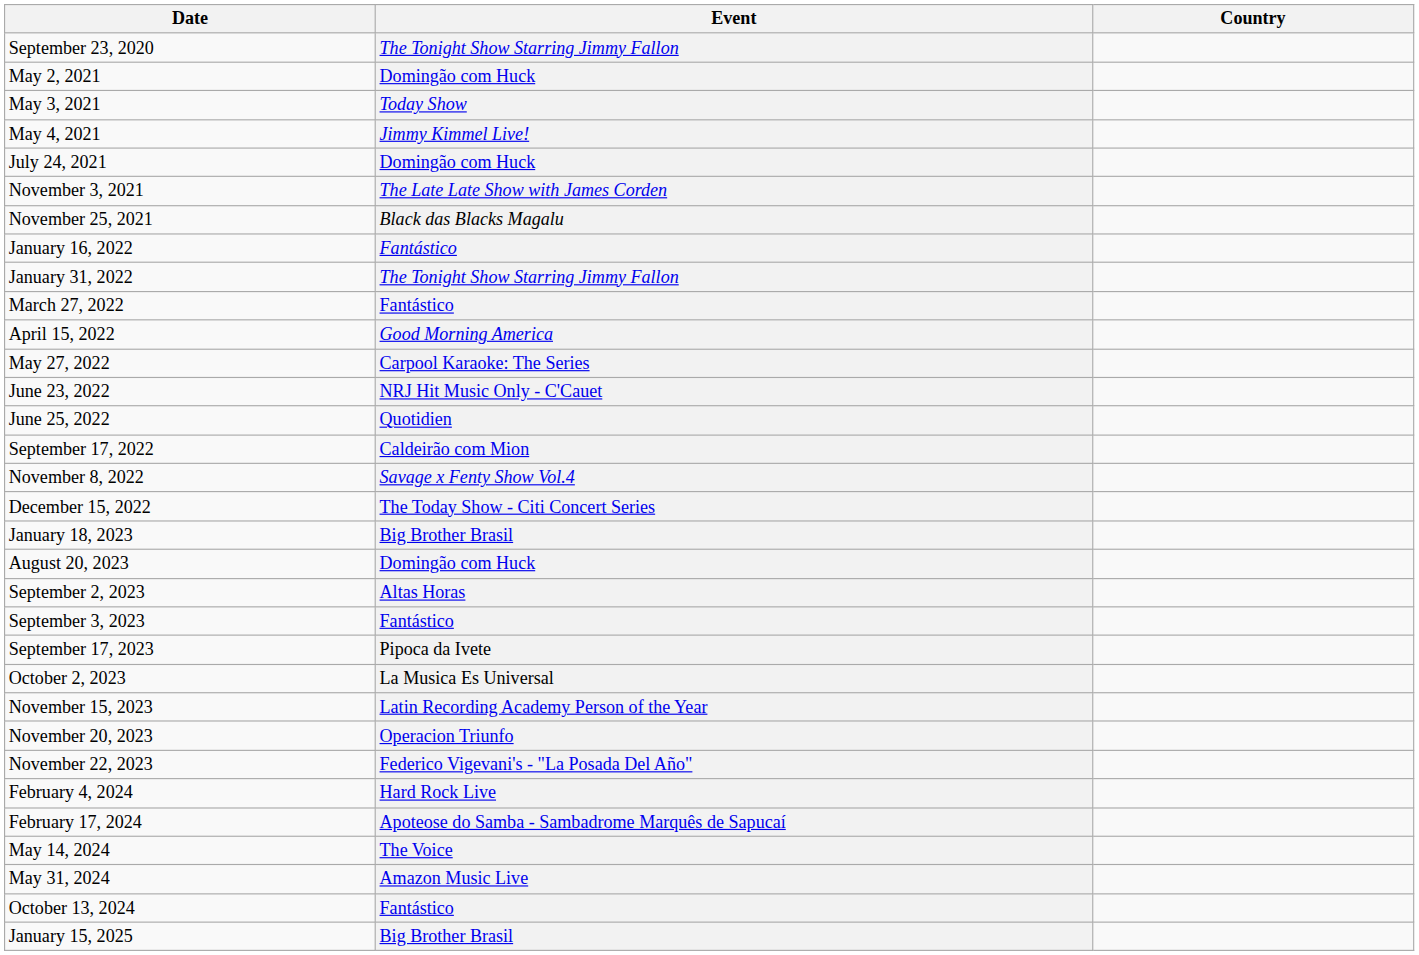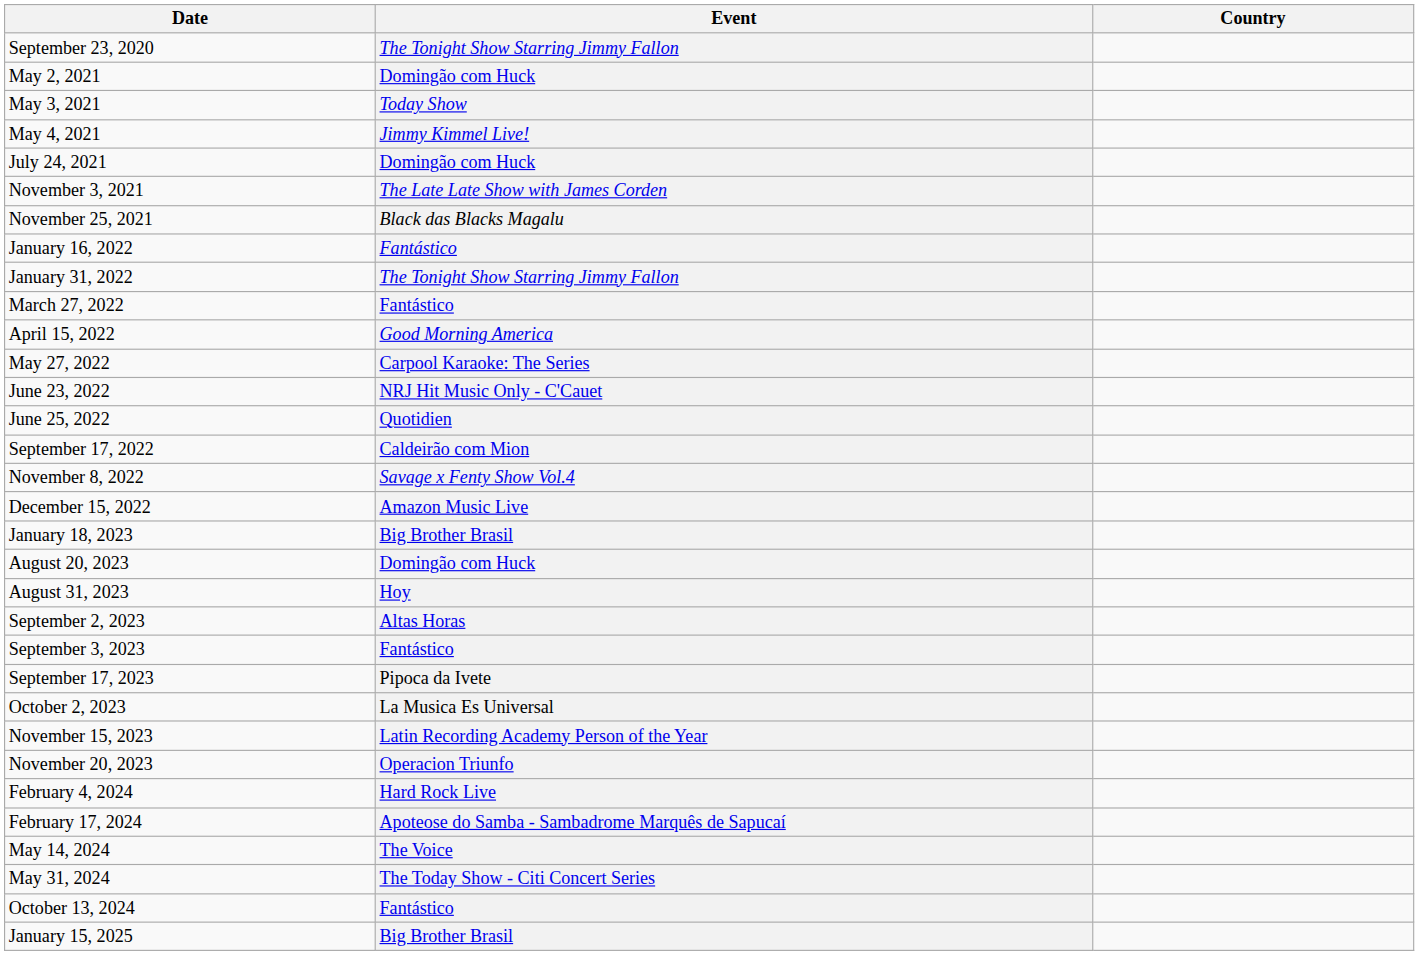(517, 506) The Today Show - Citi Concert Series -> (454, 506) Amazon Music Live
+ row: (69, 592)
- row: (81, 764)
(454, 879) Amazon Music Live -> (517, 879) The Today Show - Citi Concert Series
